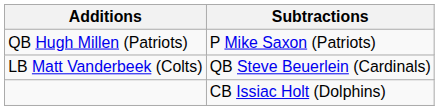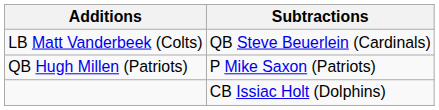rows swapped: (105, 67) <-> (98, 42)
